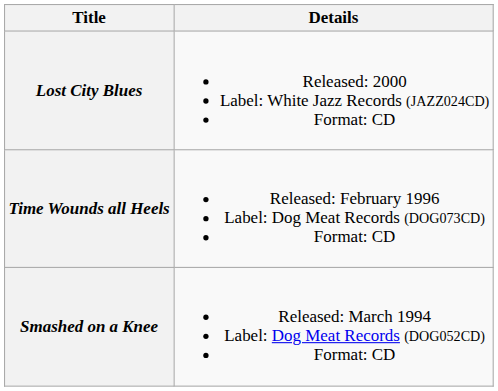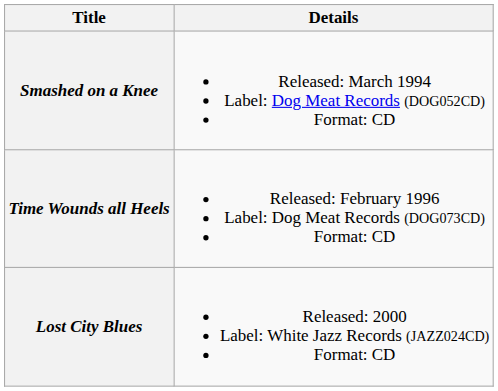rows swapped: (89, 326) <-> (89, 90)
